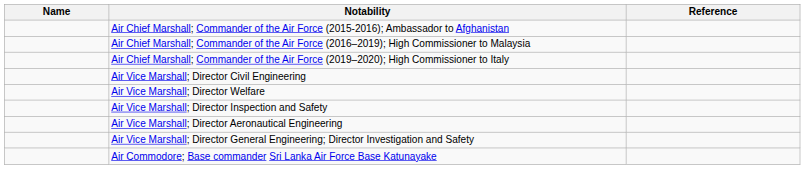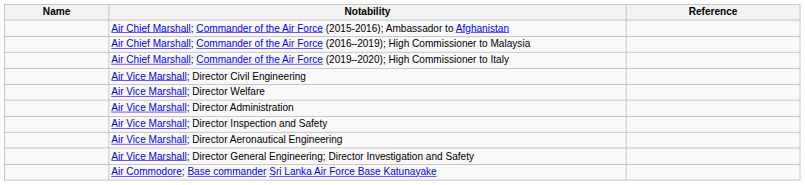+ row: (202, 108)
